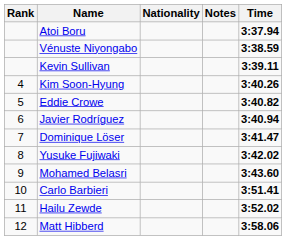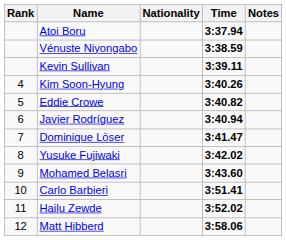columns swapped: (260, 13) <-> (220, 13)
